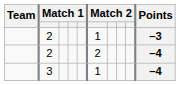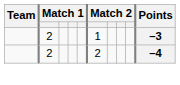- row: (21, 72)
